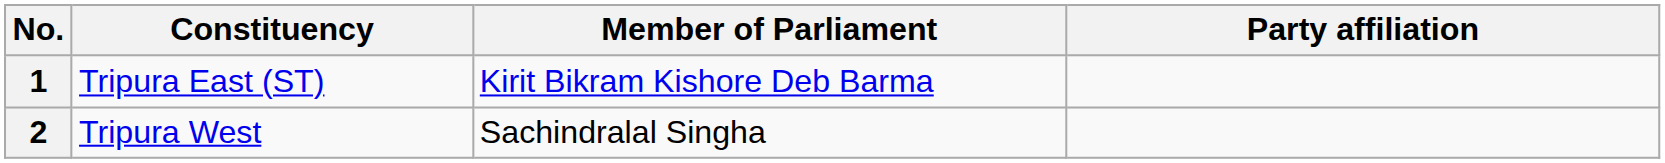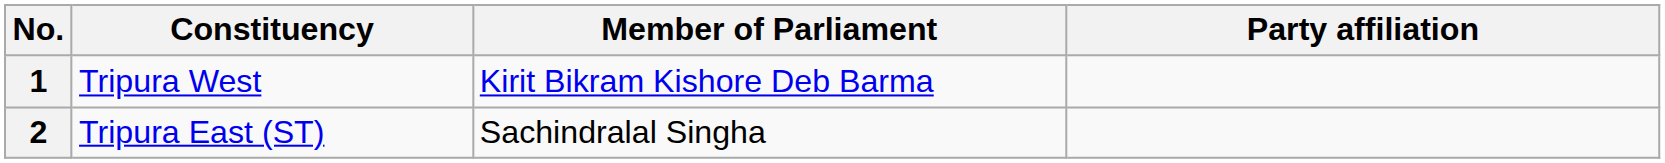(202, 81) Tripura East (ST) -> (170, 81) Tripura West
(170, 132) Tripura West -> (202, 132) Tripura East (ST)
